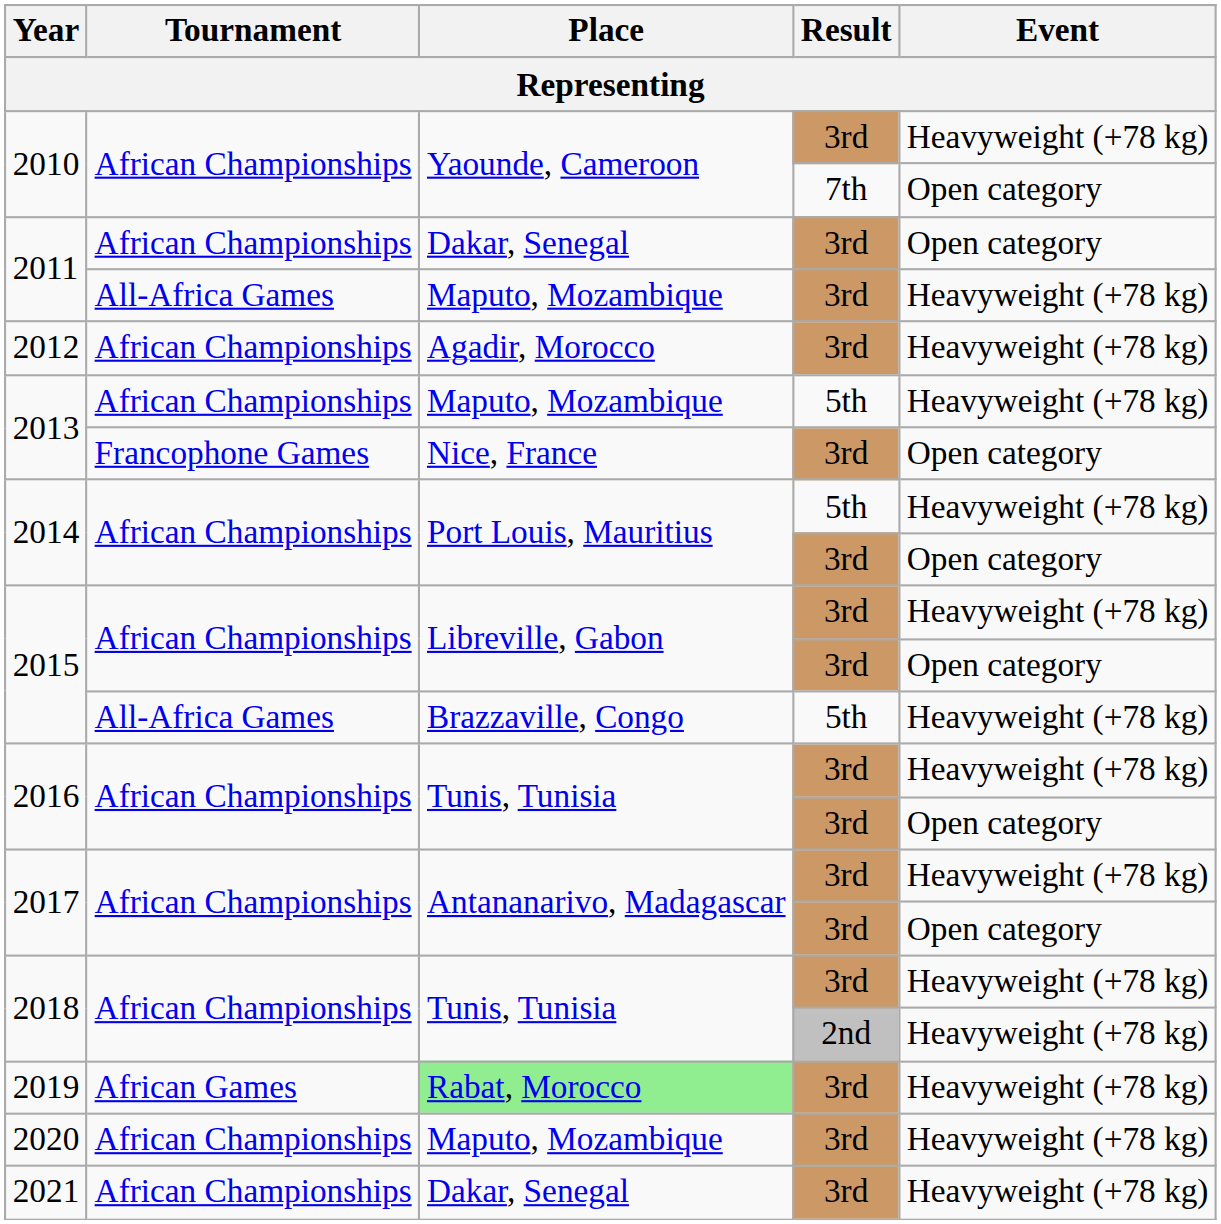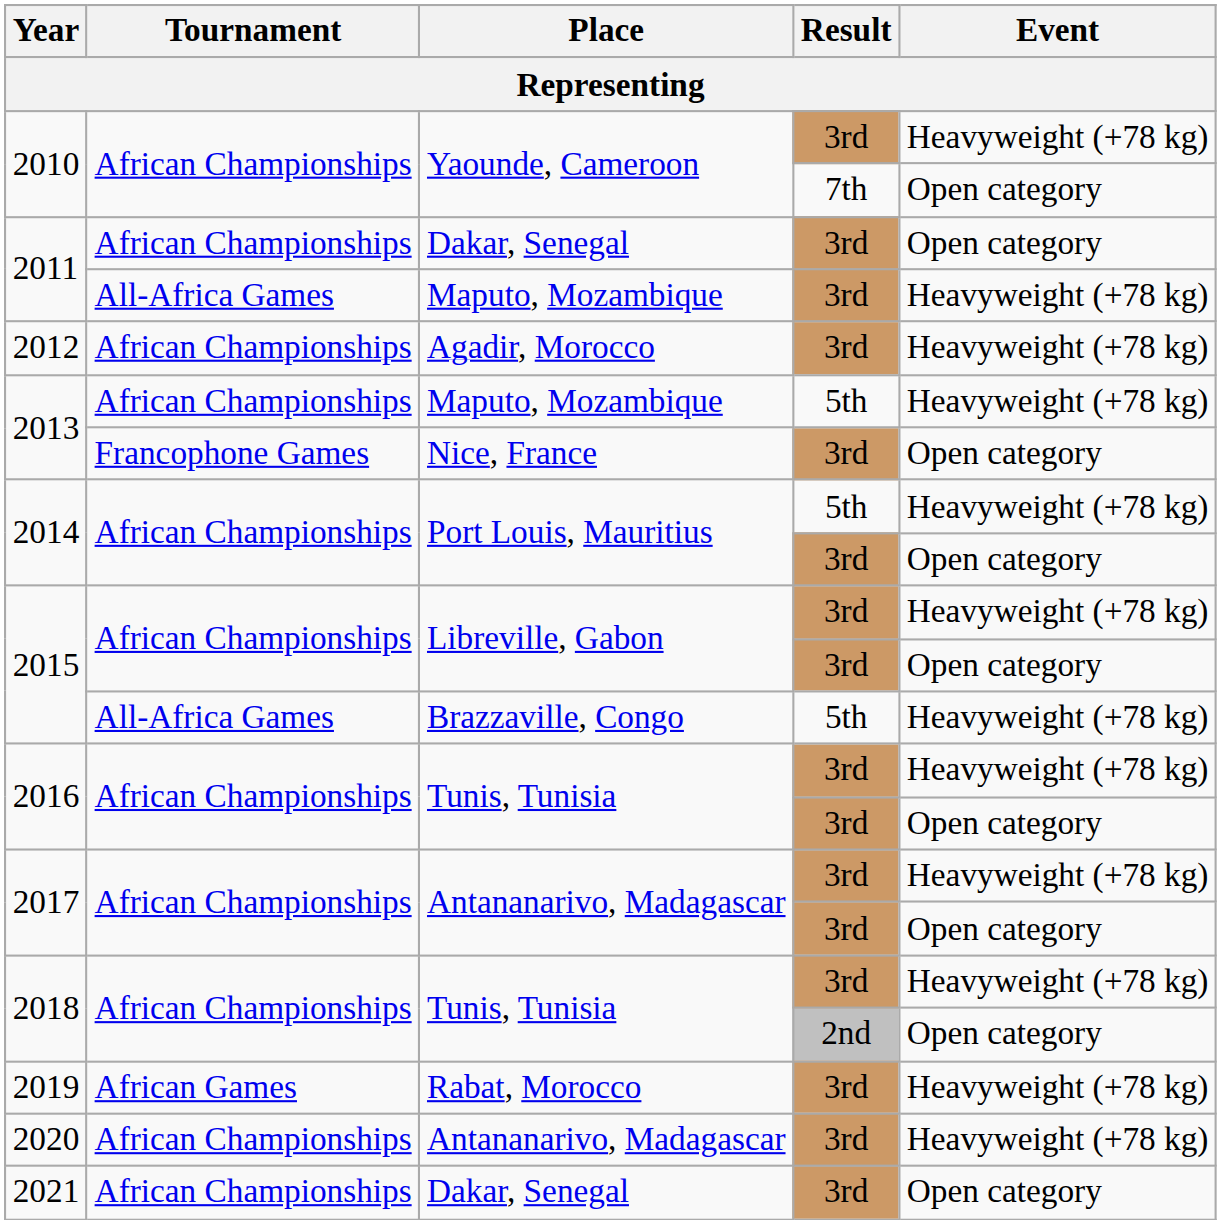(1058, 1033) Heavyweight (+78 kg) -> (1004, 1033) Open category
(534, 1086) lightgreen background -> (534, 1086) no background
(575, 1139) Maputo, Mozambique -> (606, 1139) Antananarivo, Madagascar
(1058, 1192) Heavyweight (+78 kg) -> (1004, 1192) Open category
